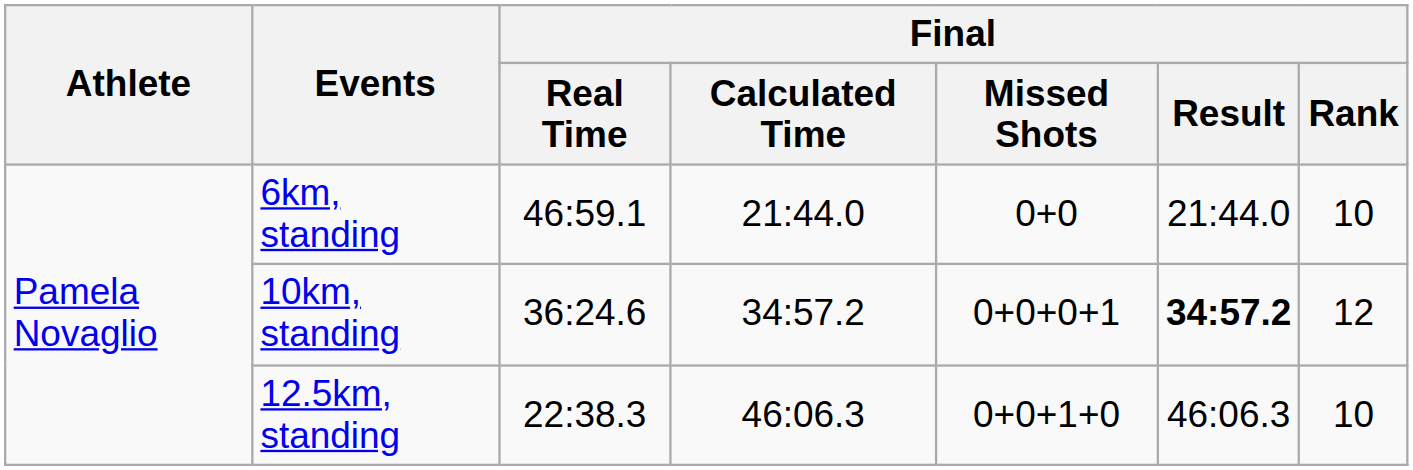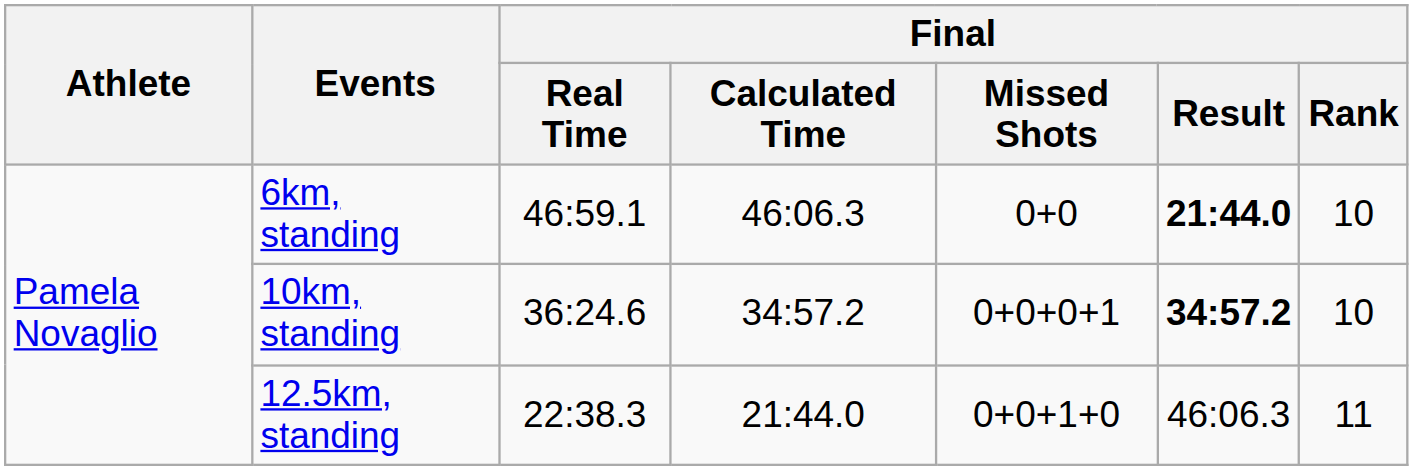(803, 213) 21:44.0 -> (803, 213) 46:06.3
(1229, 213) normal -> (1229, 213) bold
(1354, 313) 12 -> (1354, 313) 10
(803, 413) 46:06.3 -> (803, 413) 21:44.0
(1354, 413) 10 -> (1354, 413) 11
